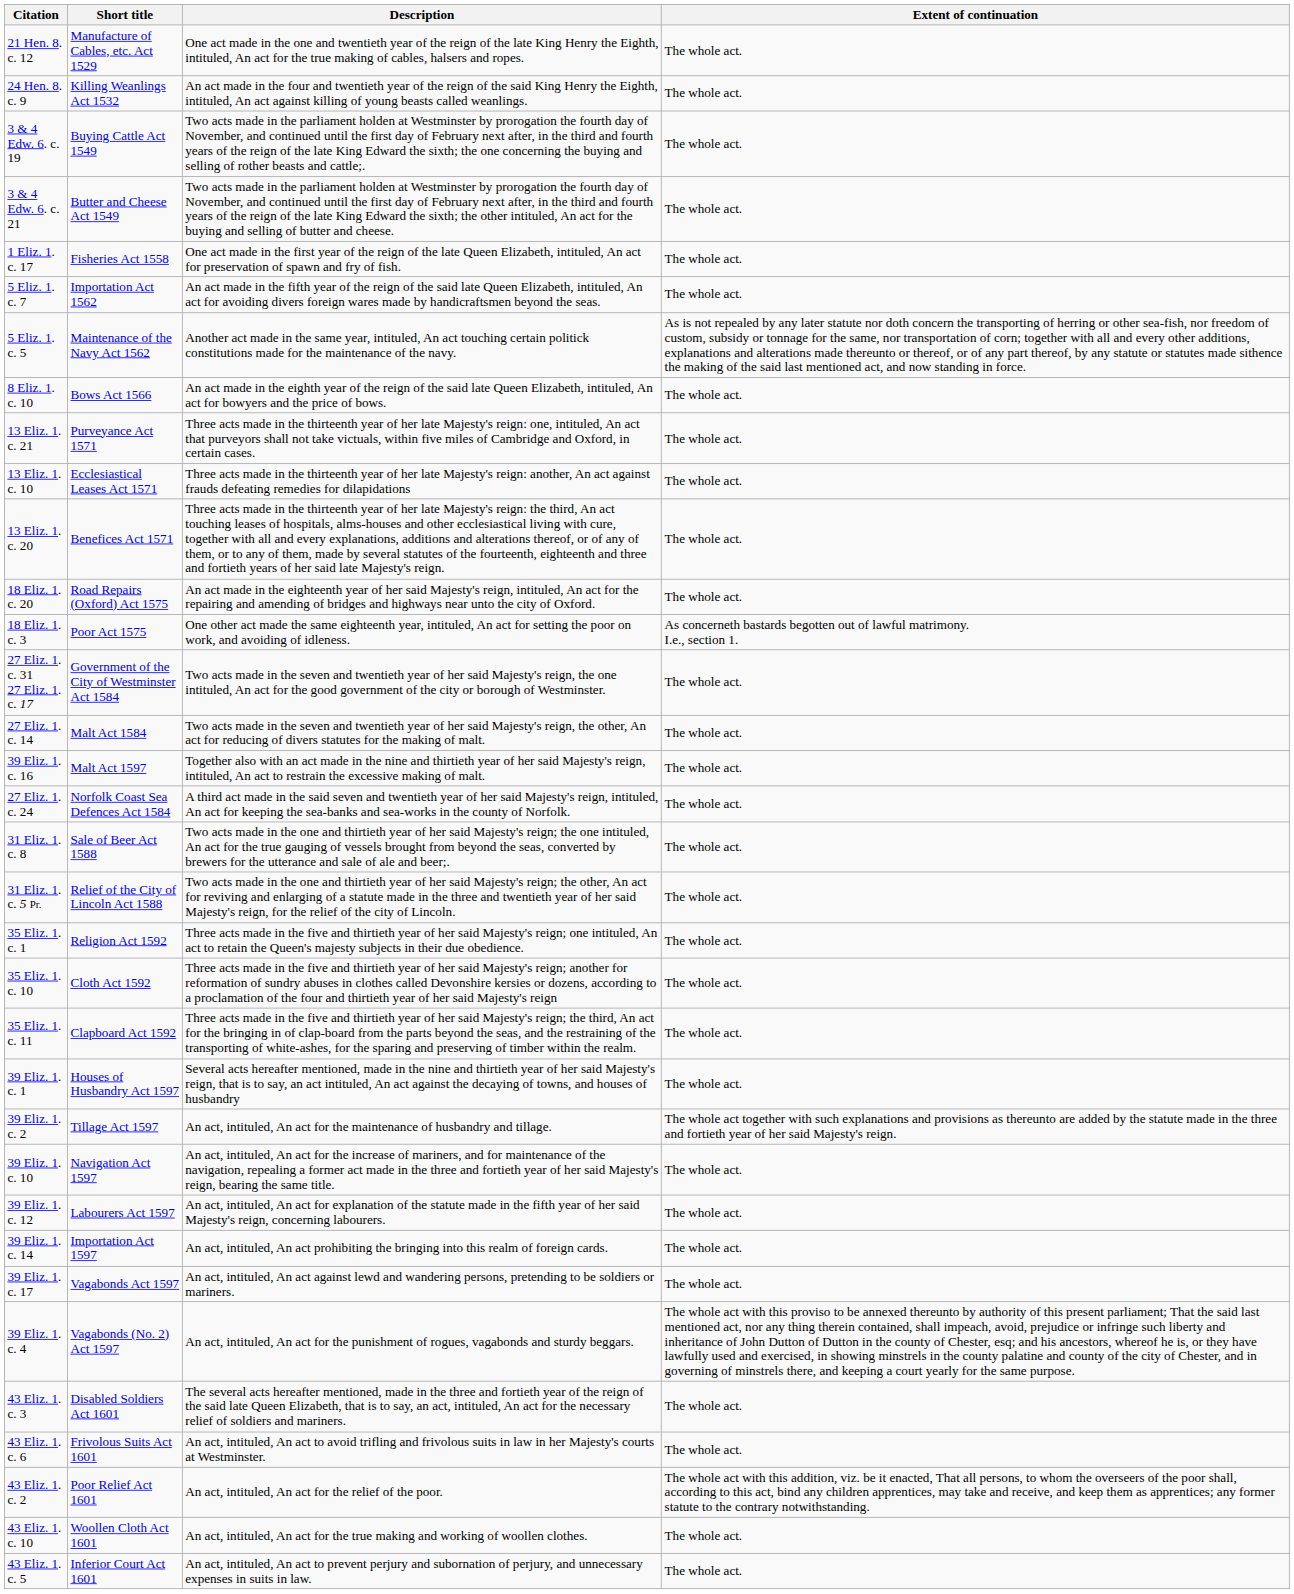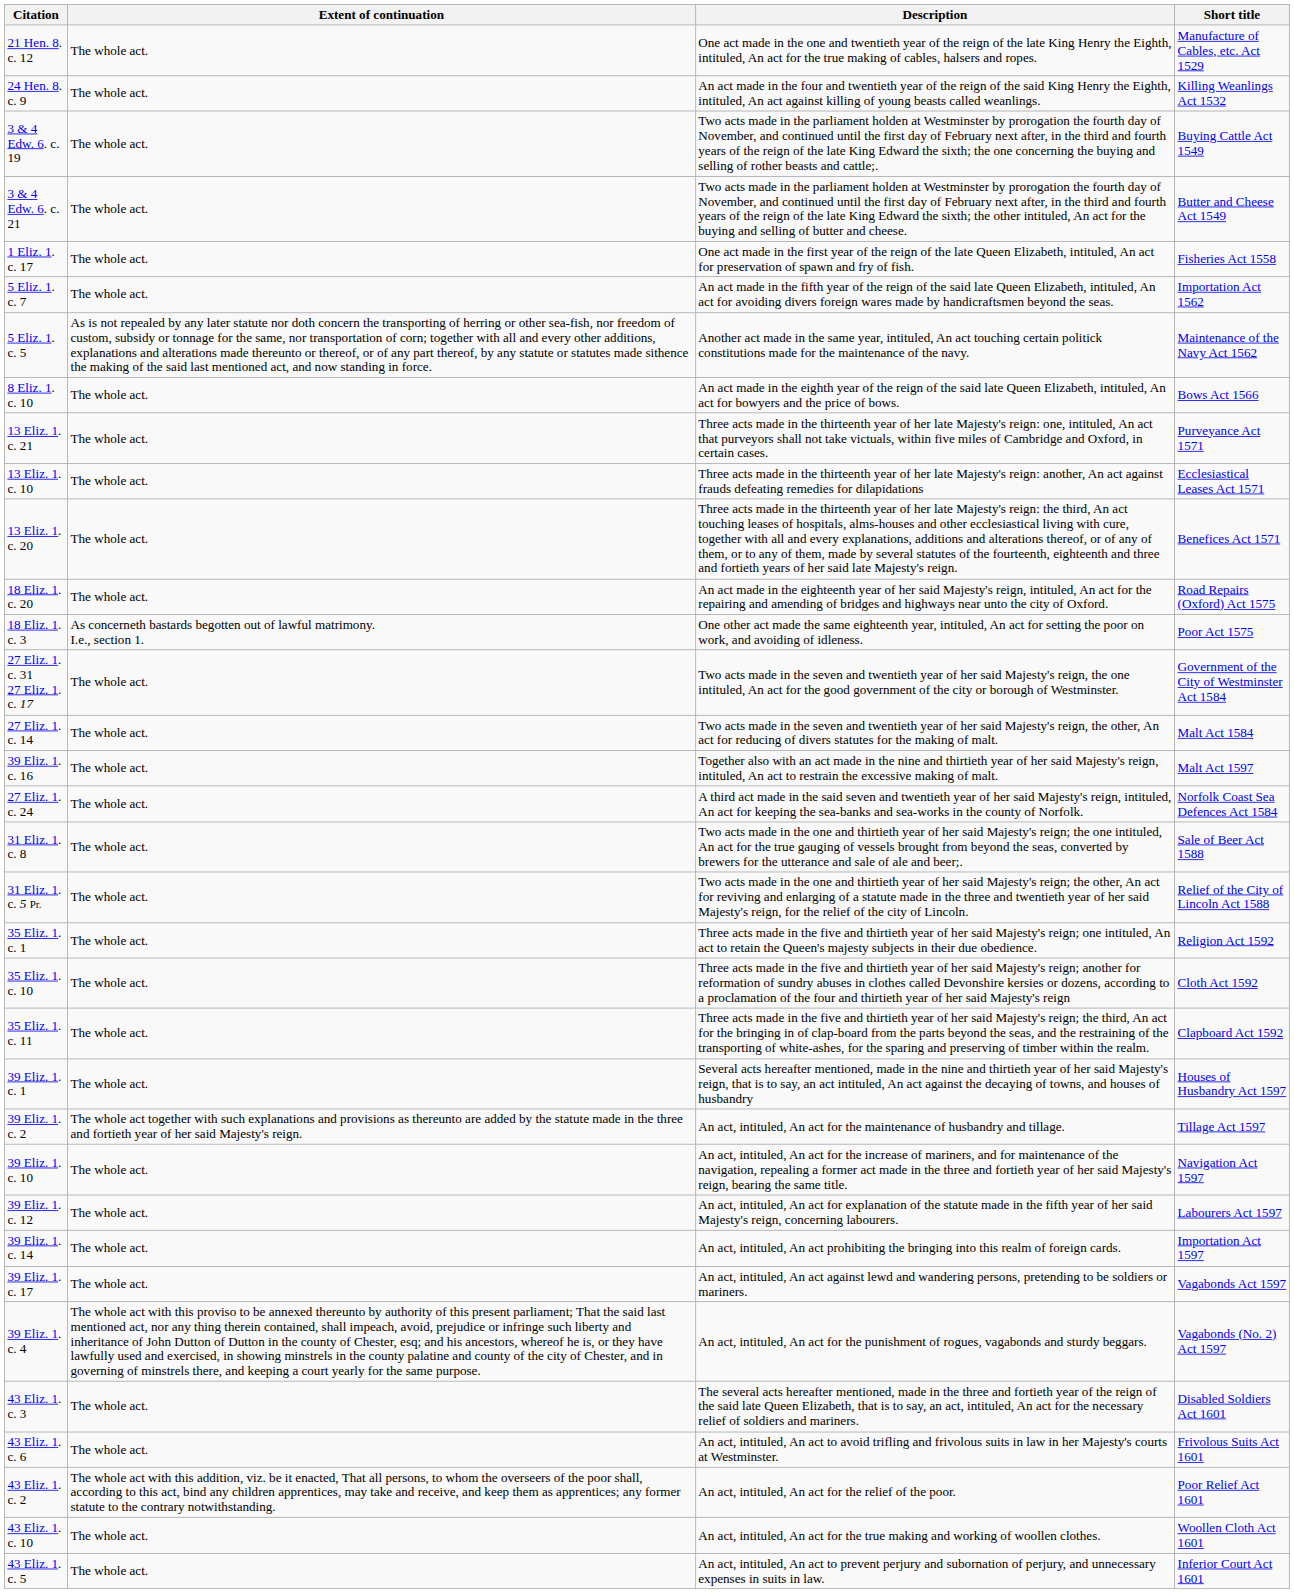columns swapped: (125, 14) <-> (975, 14)
